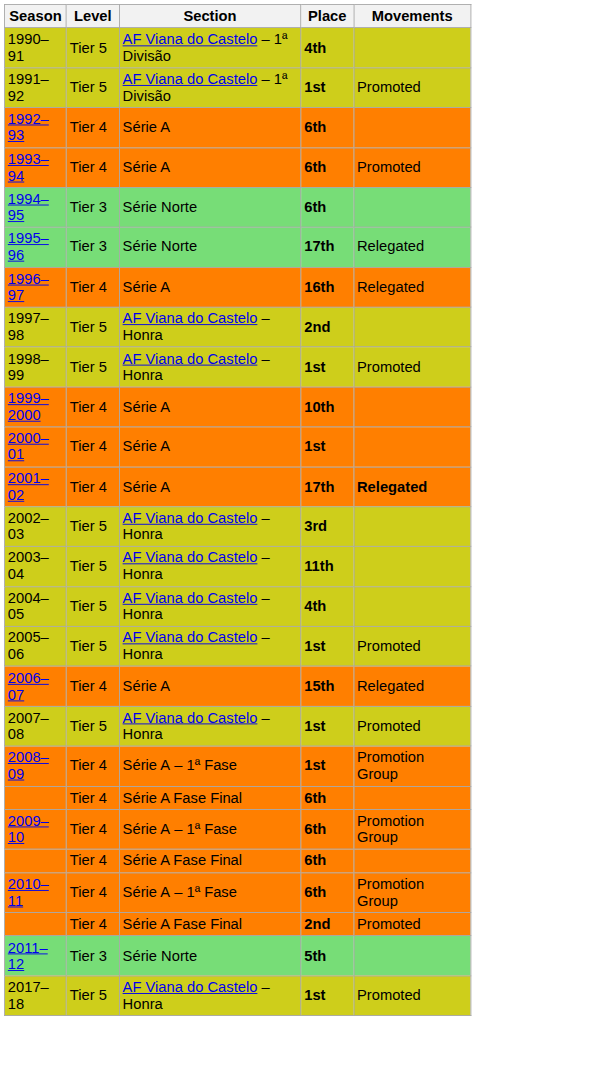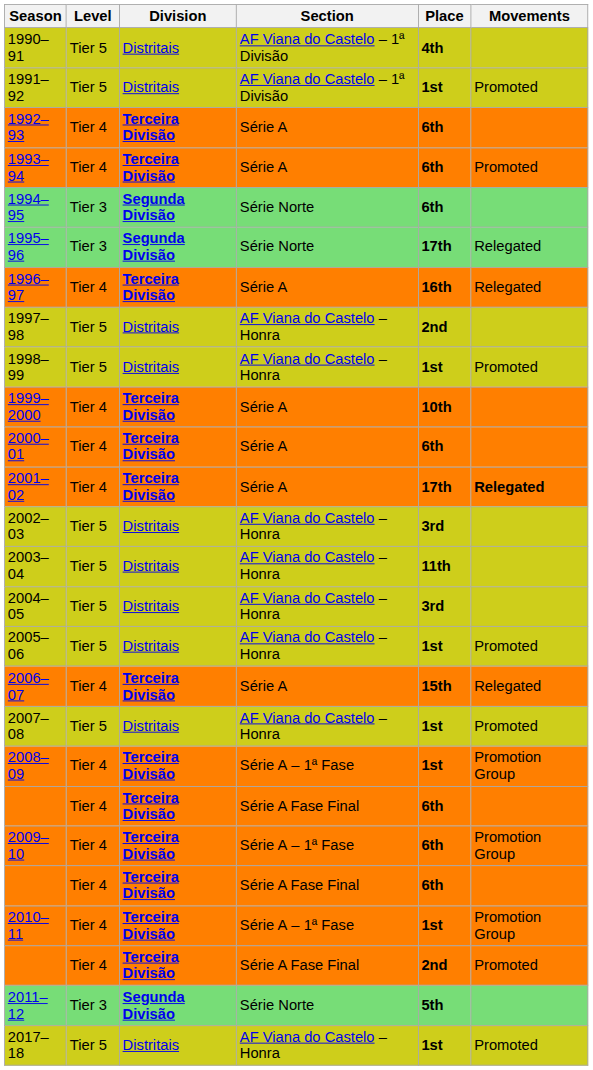+ column: (178, 16)
(315, 446) 1st -> (432, 446) 6th
(315, 606) 4th -> (433, 606) 3rd
(315, 892) 6th -> (432, 925) 1st
